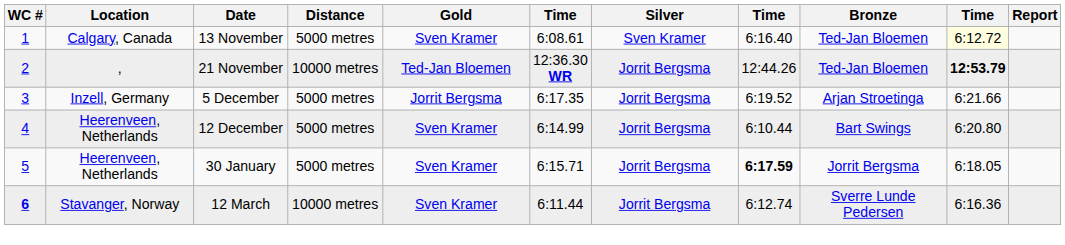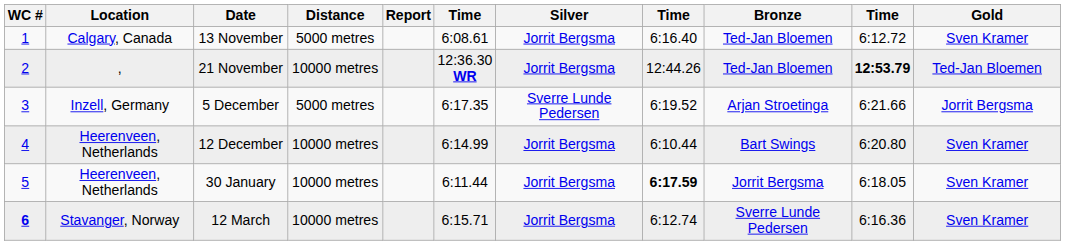columns swapped: (456, 15) <-> (1035, 15)
(665, 37) Sven Kramer -> (569, 37) Jorrit Bergsma
(978, 37) lightyellow background -> (882, 37) no background
(665, 98) Jorrit Bergsma -> (569, 106) Sverre Lunde Pedersen
(335, 128) 5000 metres -> (335, 144) 10000 metres
(335, 166) 5000 metres -> (335, 182) 10000 metres
(560, 166) 6:15.71 -> (465, 182) 6:11.44
(560, 205) 6:11.44 -> (465, 220) 6:15.71
